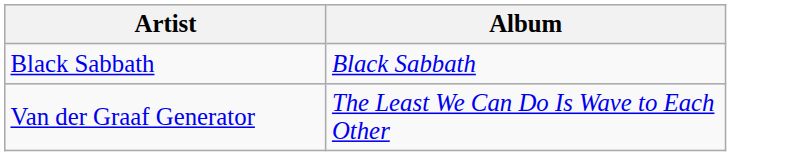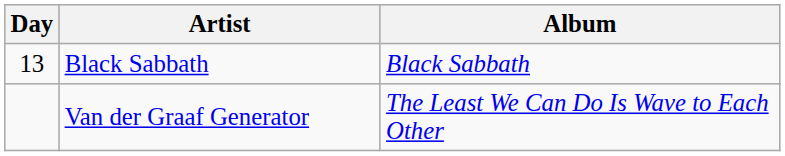+ column: (32, 24)
